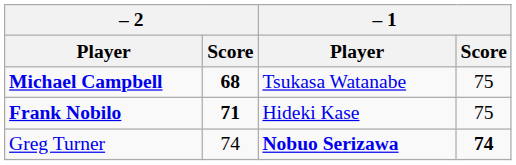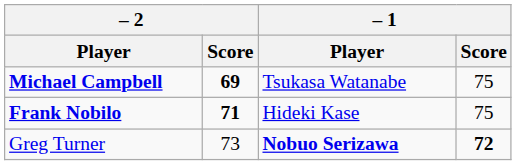(230, 81) 68 -> (230, 81) 69
(230, 143) 74 -> (230, 143) 73
(484, 143) 74 -> (484, 143) 72
